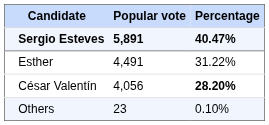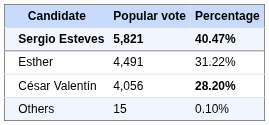(128, 39) 5,891 -> (128, 39) 5,821
(120, 109) 23 -> (120, 109) 15
